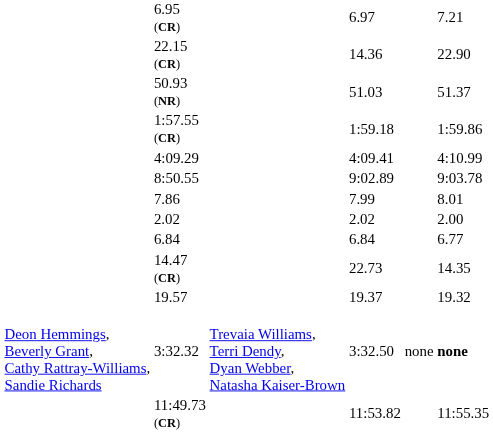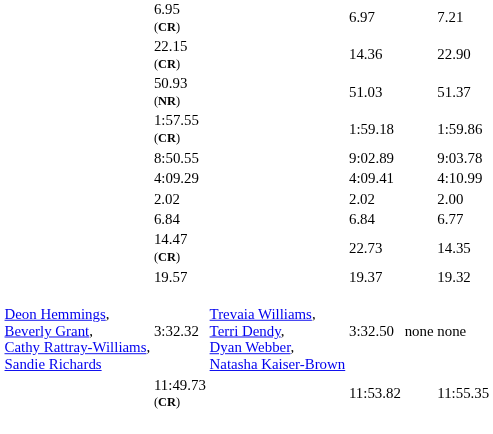rows swapped: (176, 157) <-> (176, 178)
- row: (167, 198)
(453, 351) bold -> (452, 330) normal
